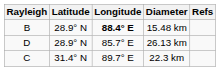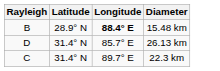- column: (203, 12)
(71, 43) 28.9° N -> (71, 43) 31.4° N
